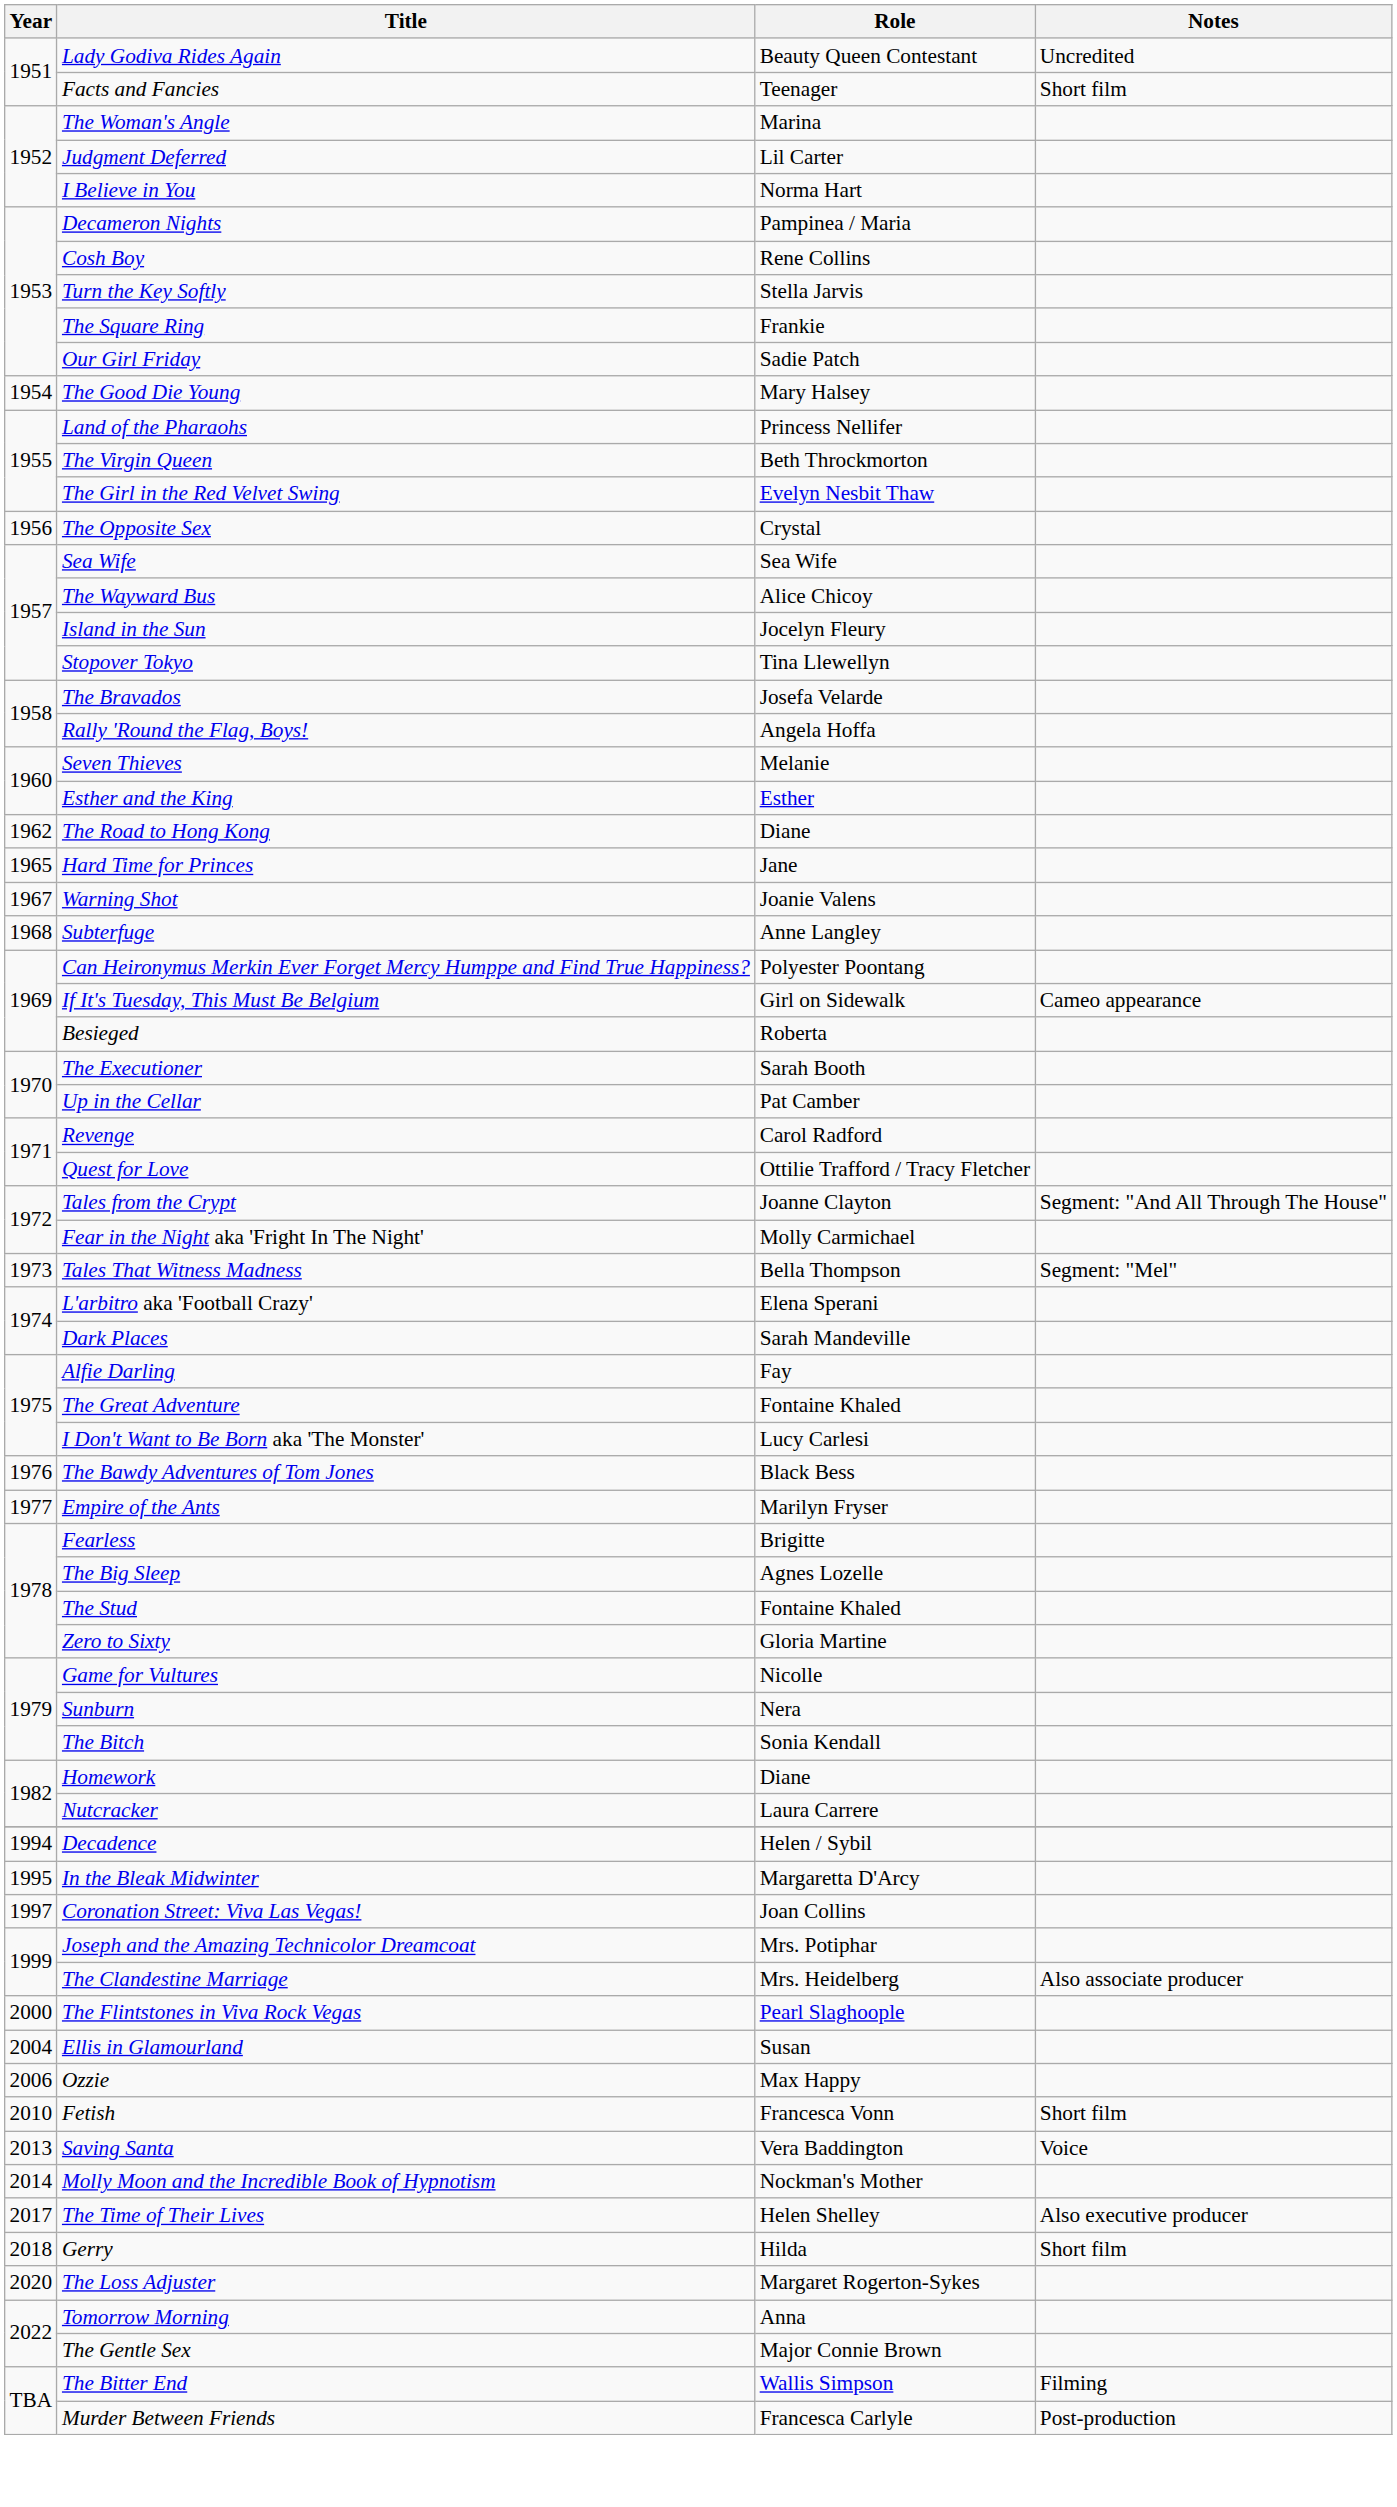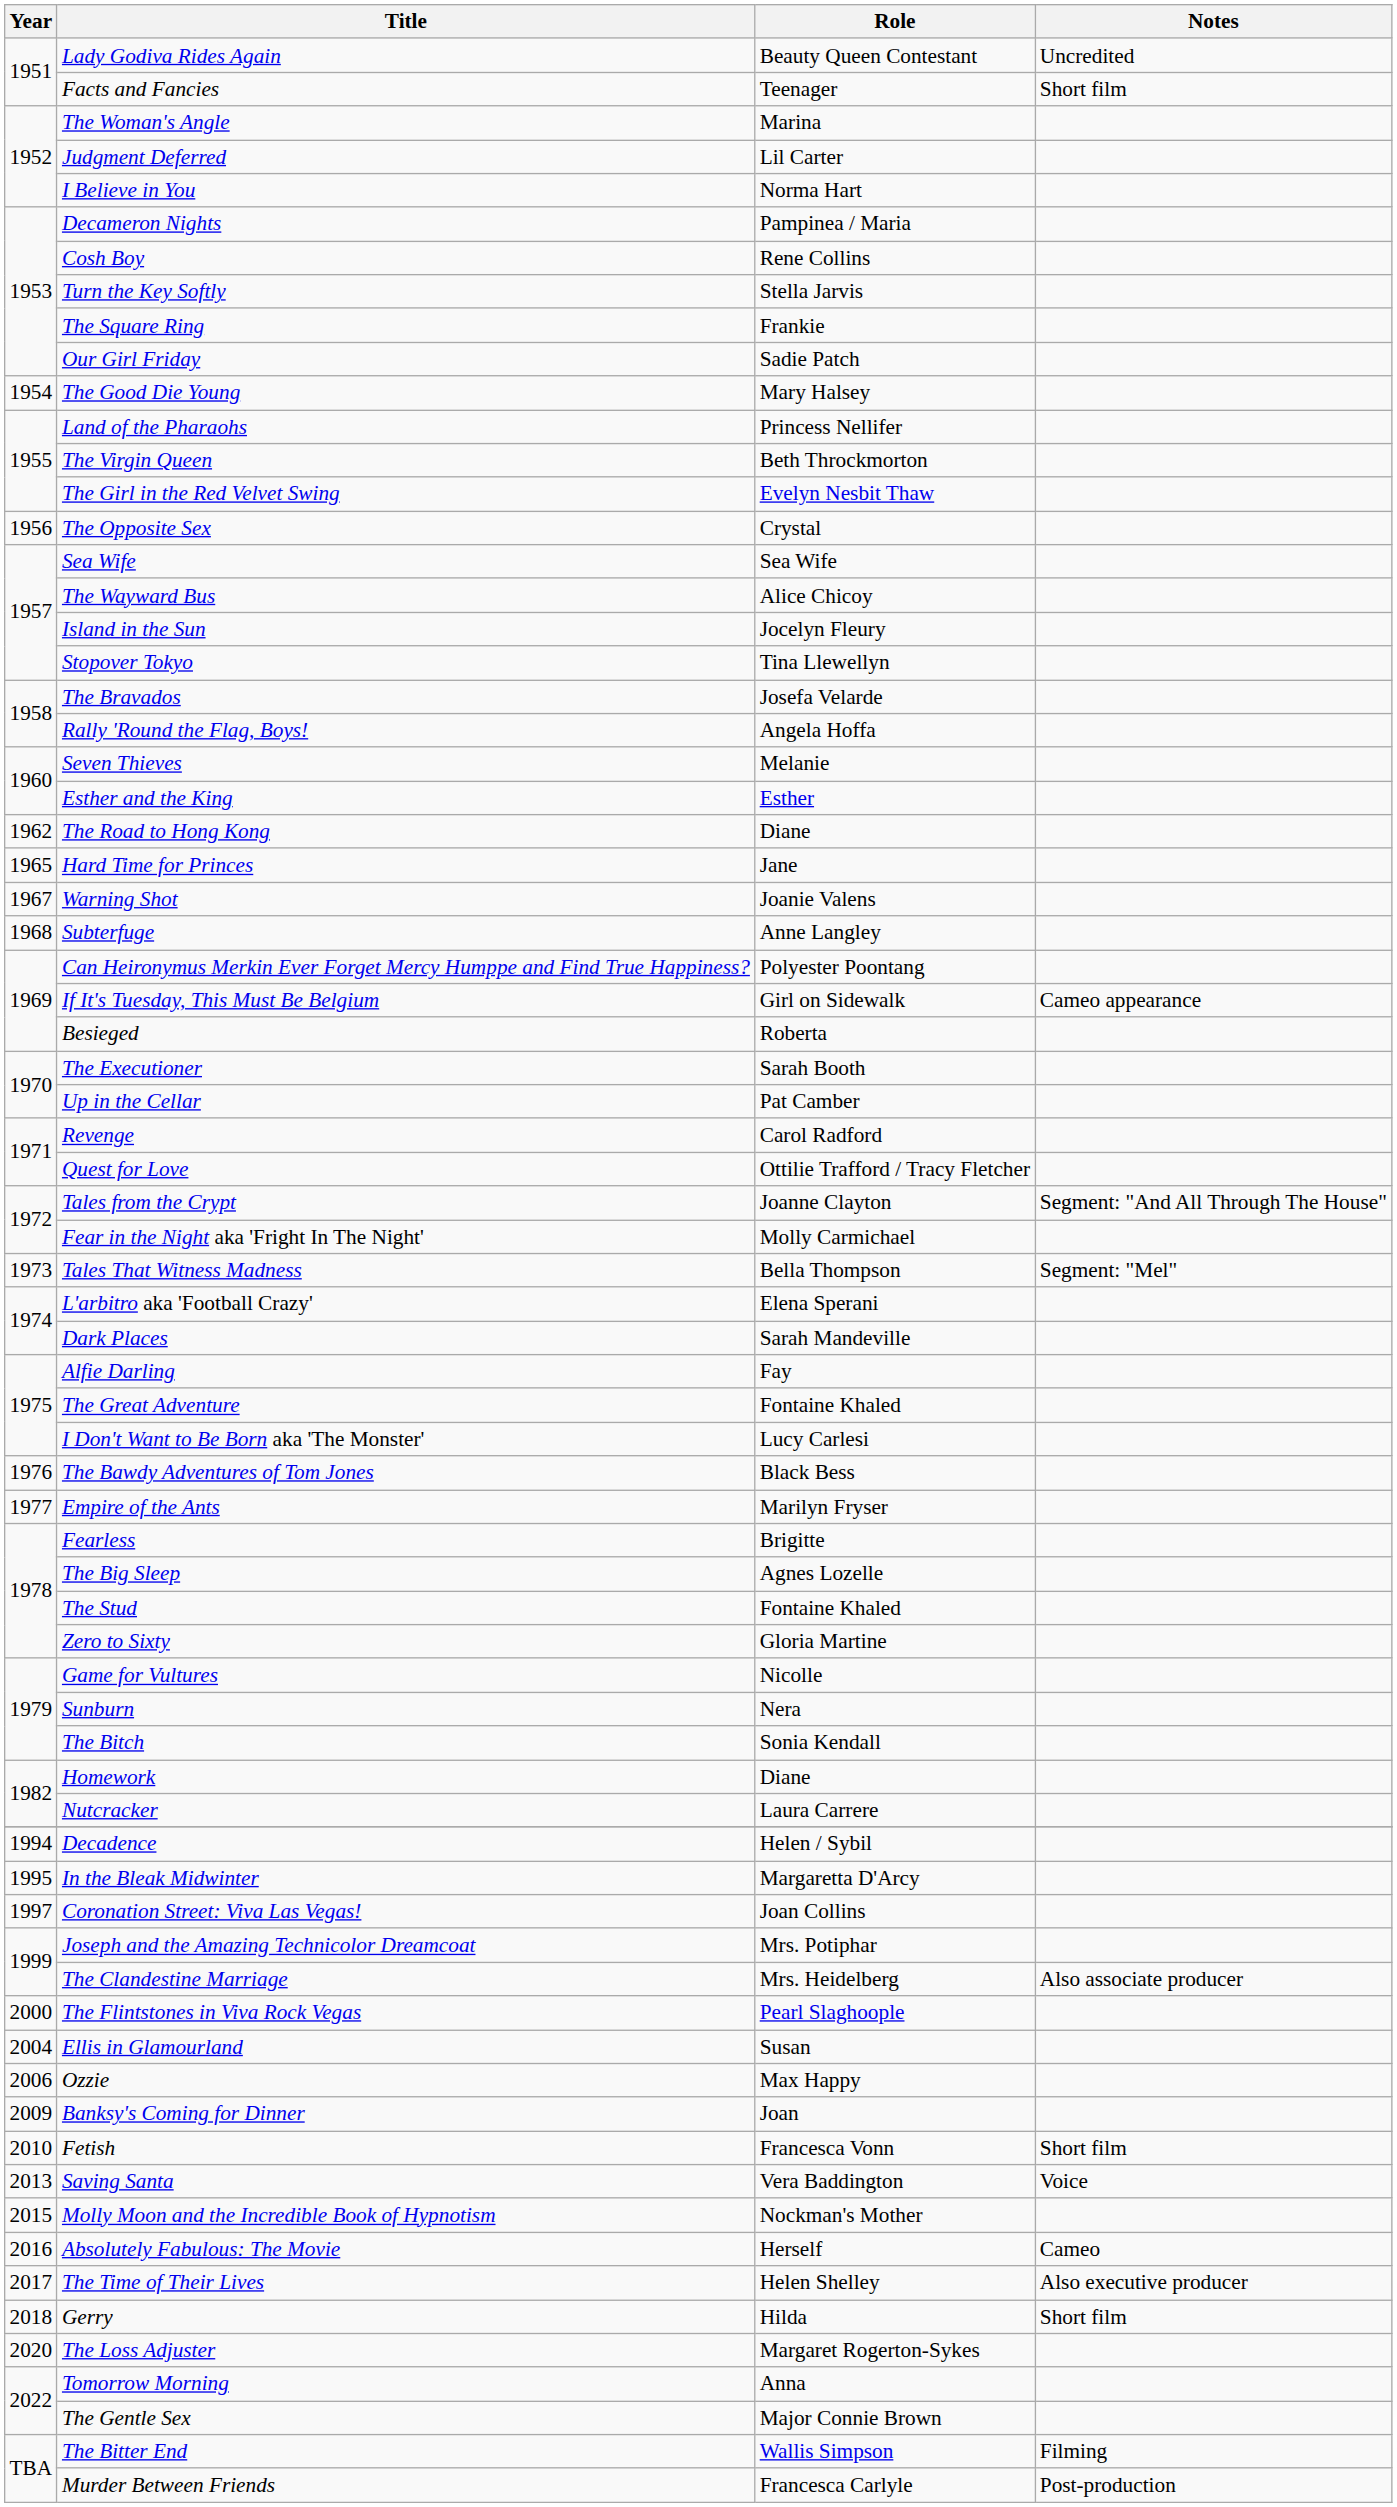+ row: (183, 2113)
(31, 2181) 2014 -> (31, 2215) 2015
+ row: (201, 2248)
